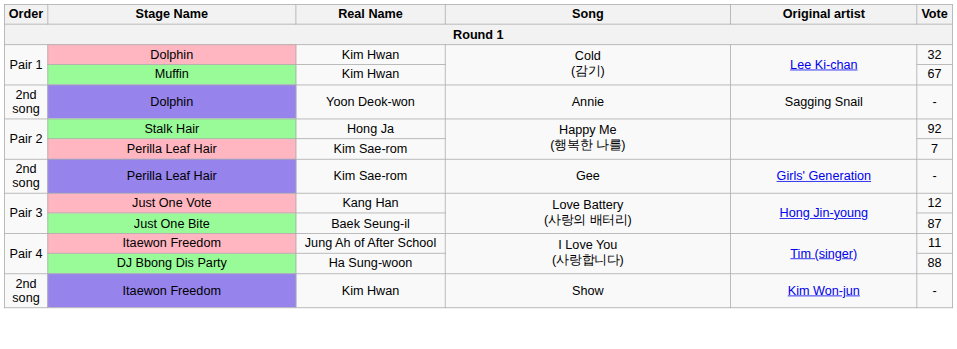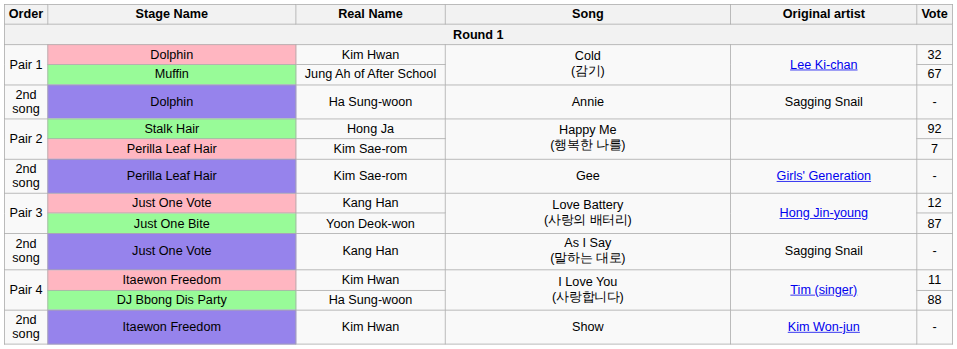(370, 74) Kim Hwan -> (370, 74) Jung Ah of After School
(370, 101) Yoon Deok-won -> (370, 101) Ha Sung-woon
(370, 223) Baek Seung-il -> (370, 223) Yoon Deok-won
+ row: (172, 251)
(370, 243) Jung Ah of After School -> (370, 280) Kim Hwan
